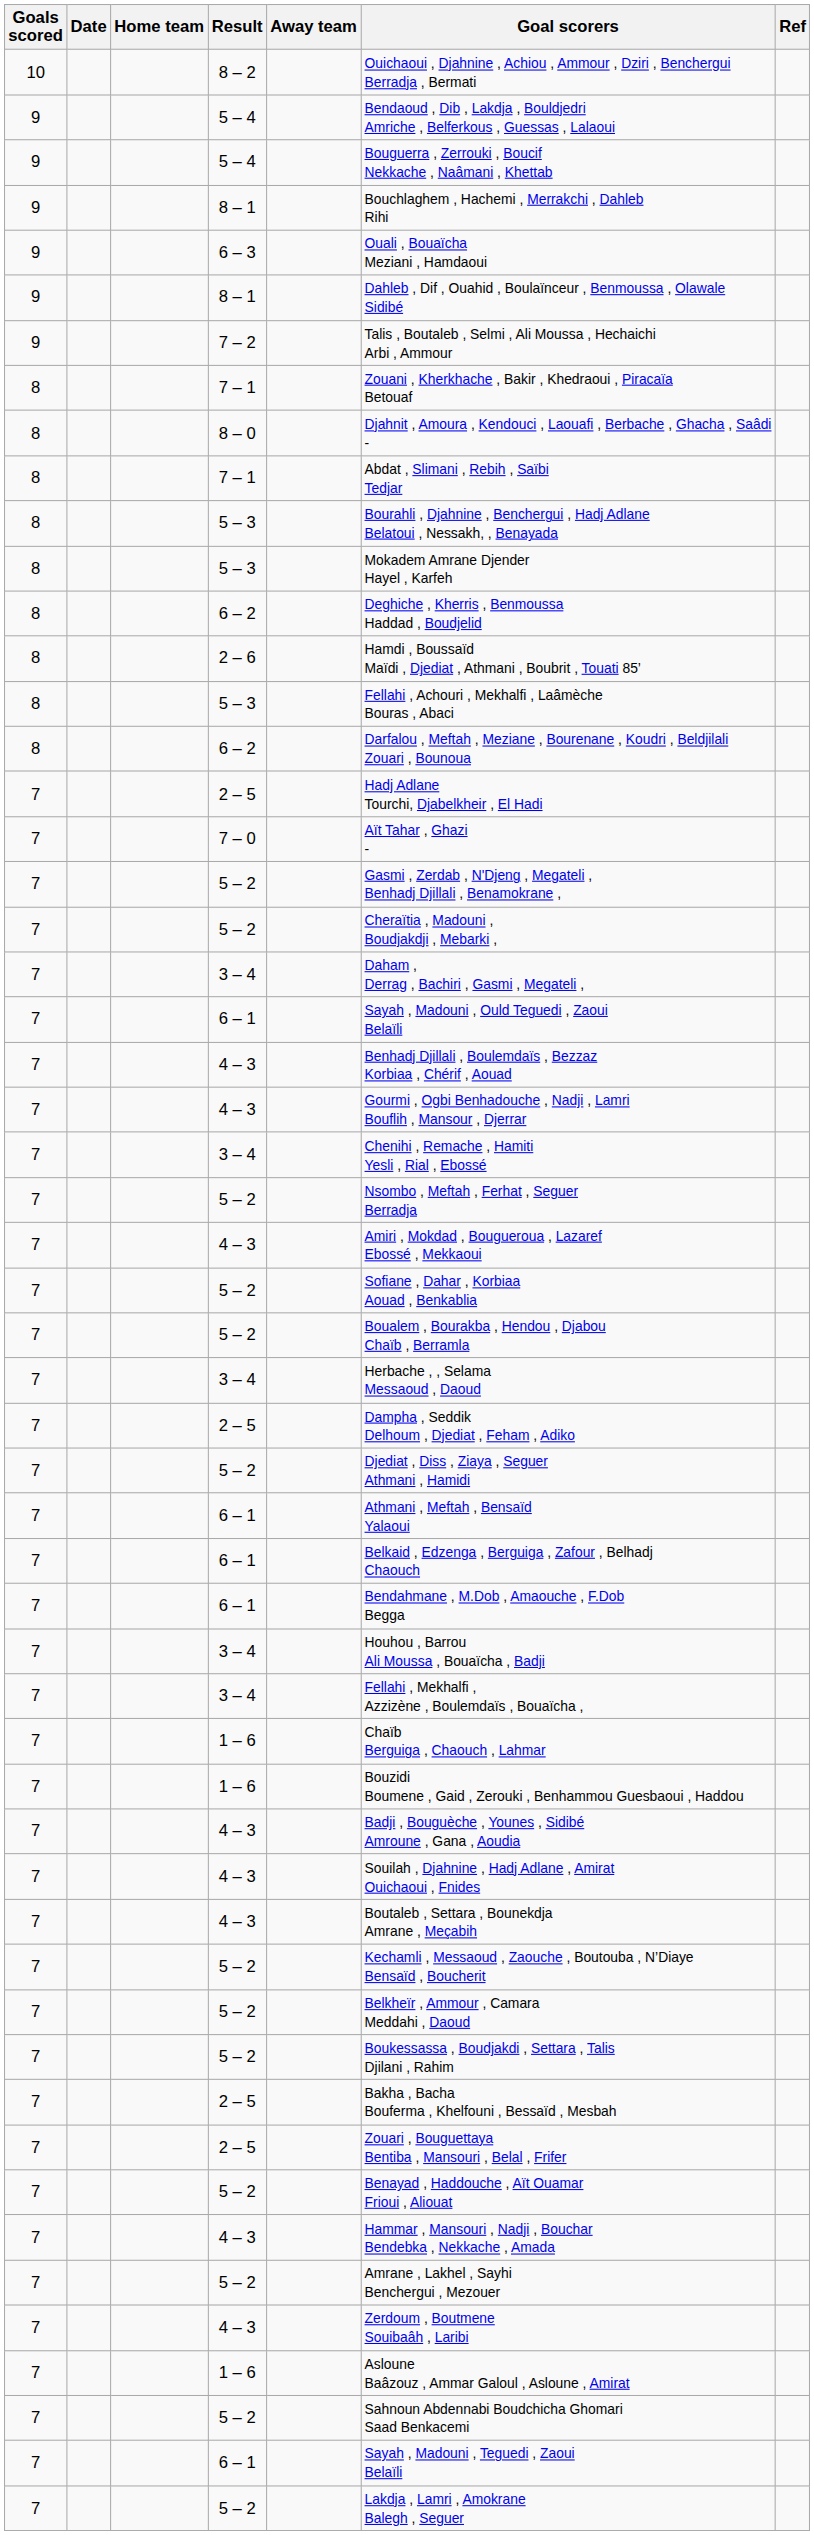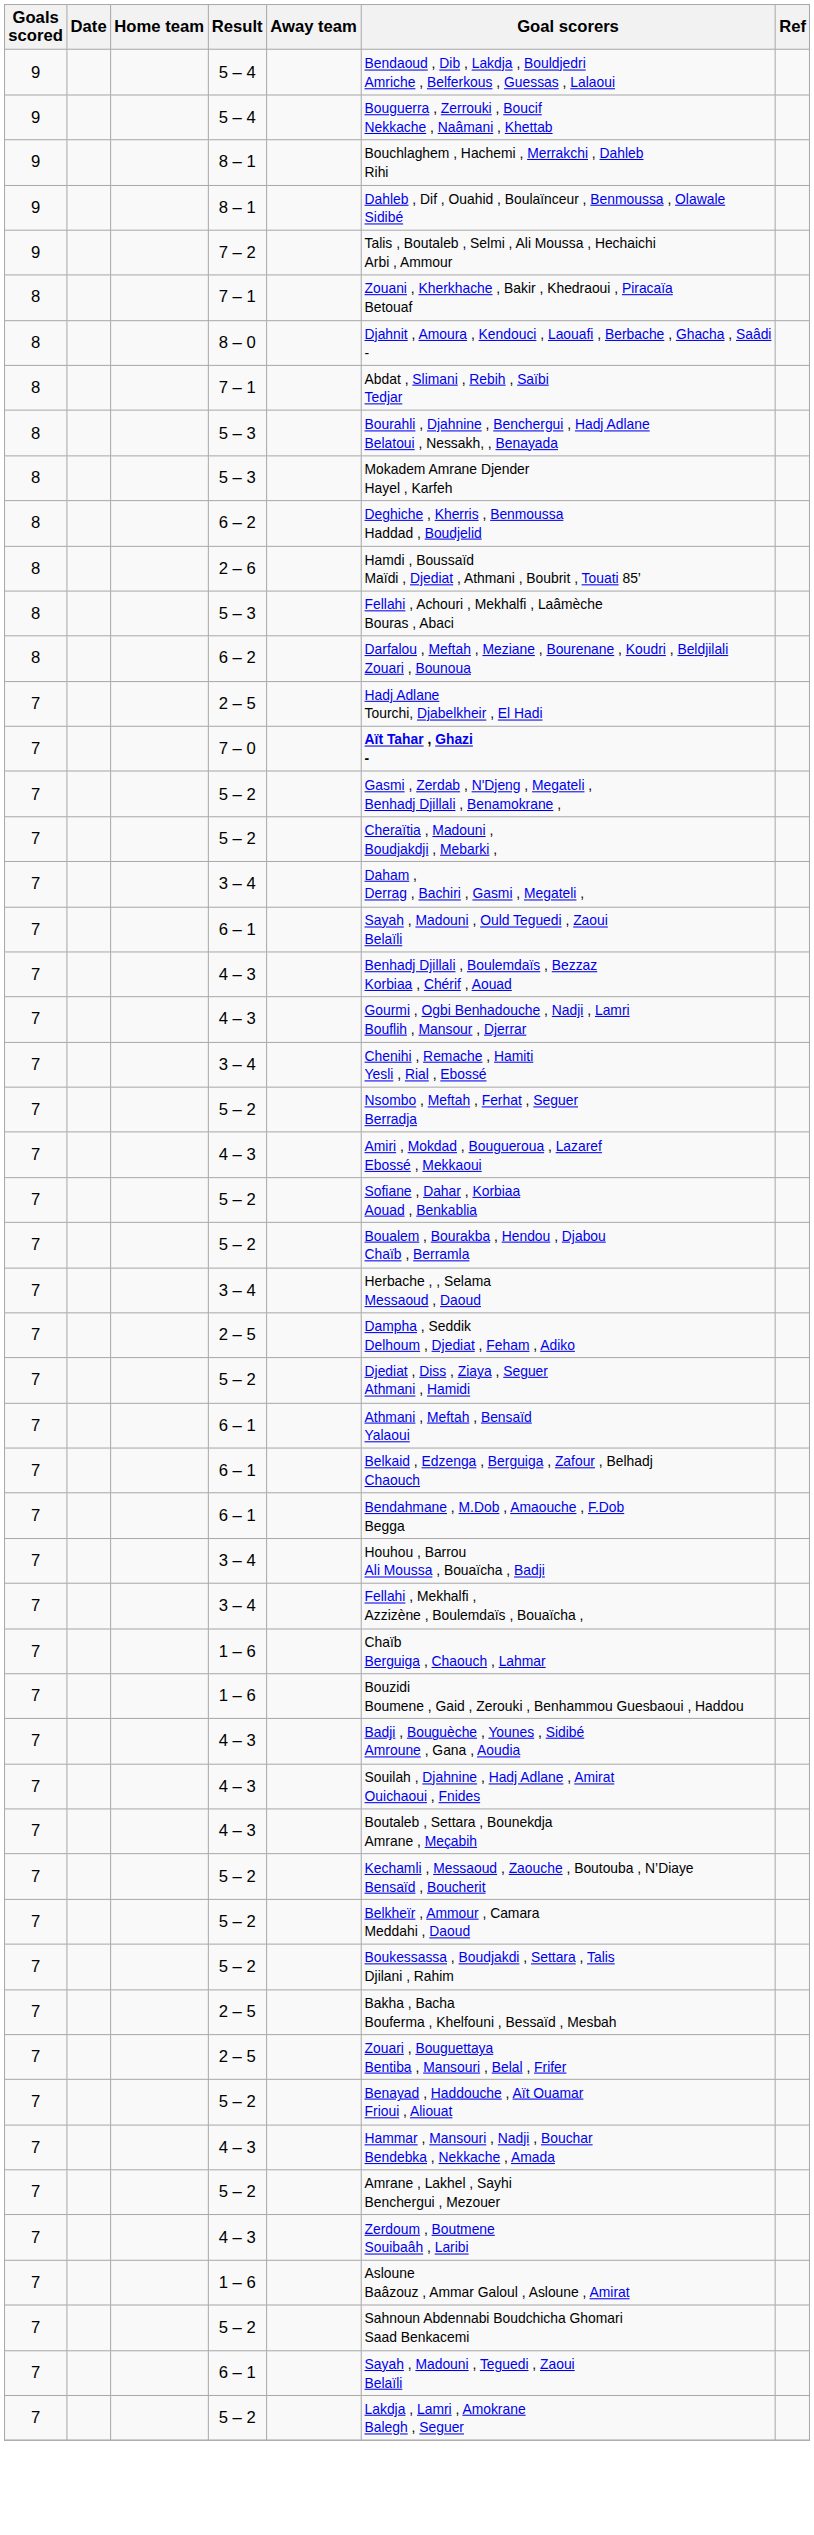- row: (36, 72)
- row: (36, 252)
(416, 840) normal -> (419, 748) bold
